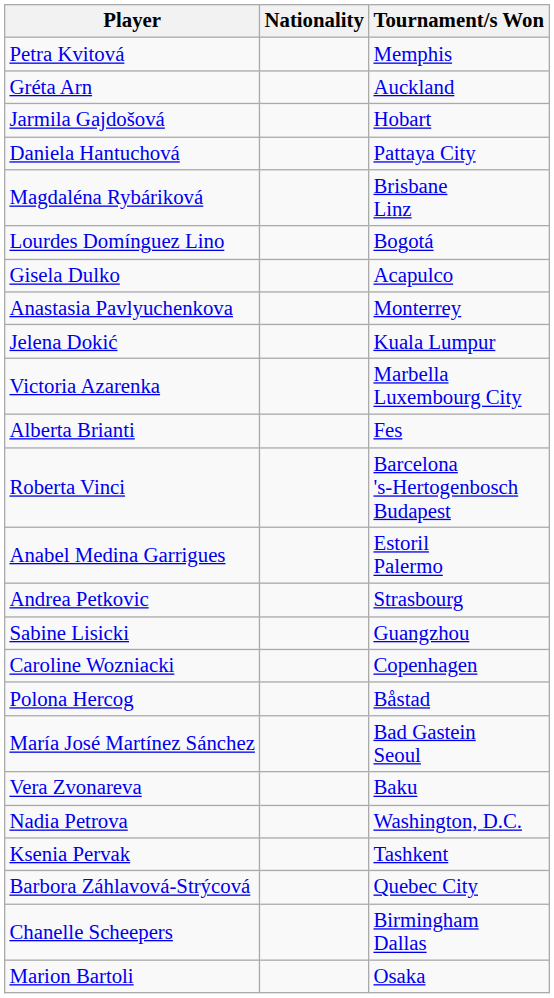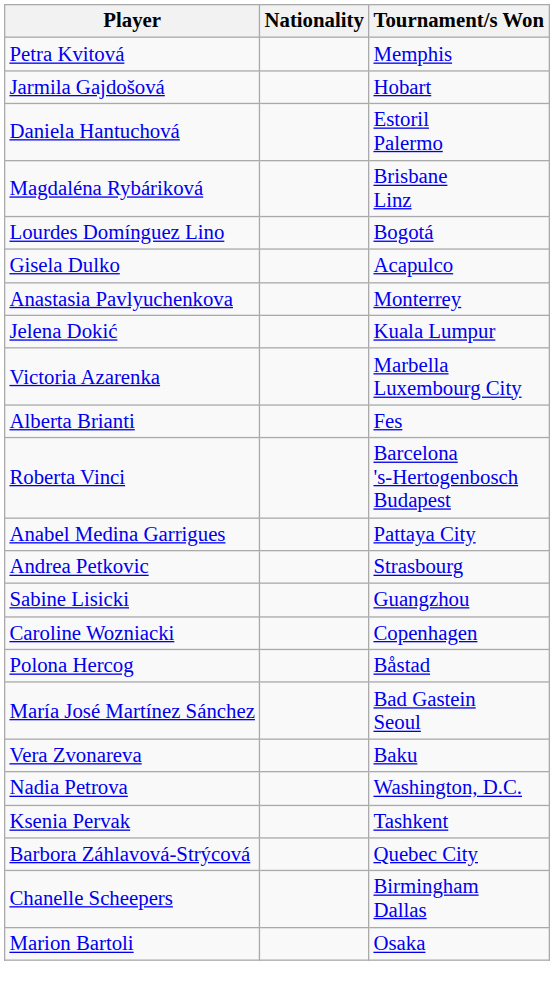- row: (51, 86)
(425, 152) Pattaya City -> (408, 131) Estoril Palermo
(408, 555) Estoril Palermo -> (425, 533) Pattaya City
